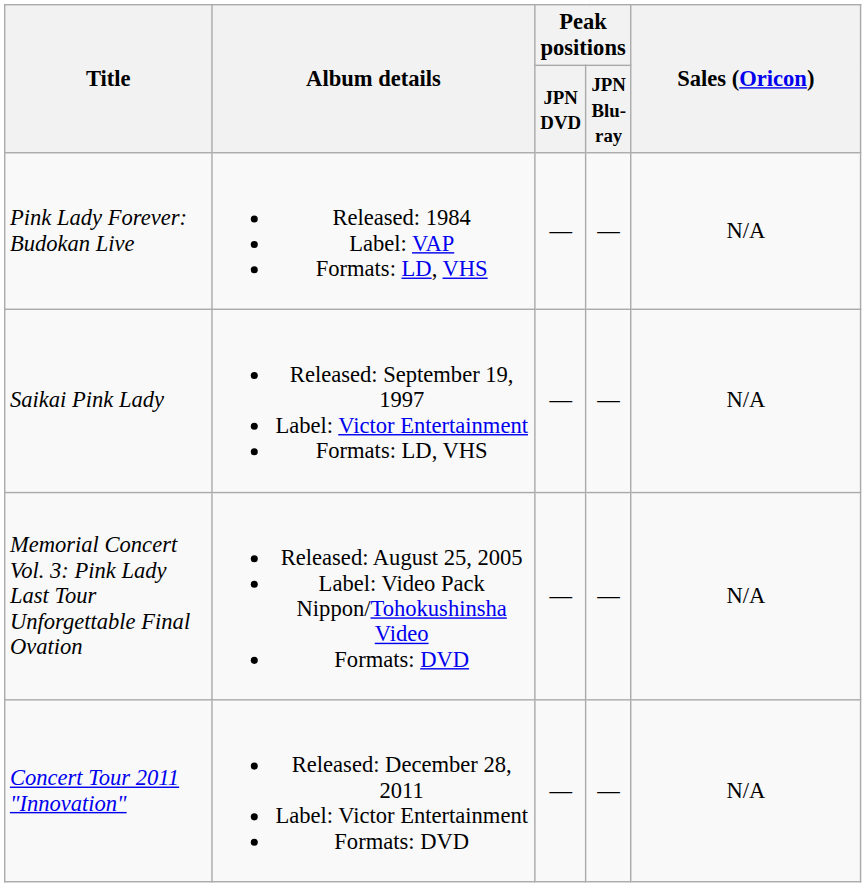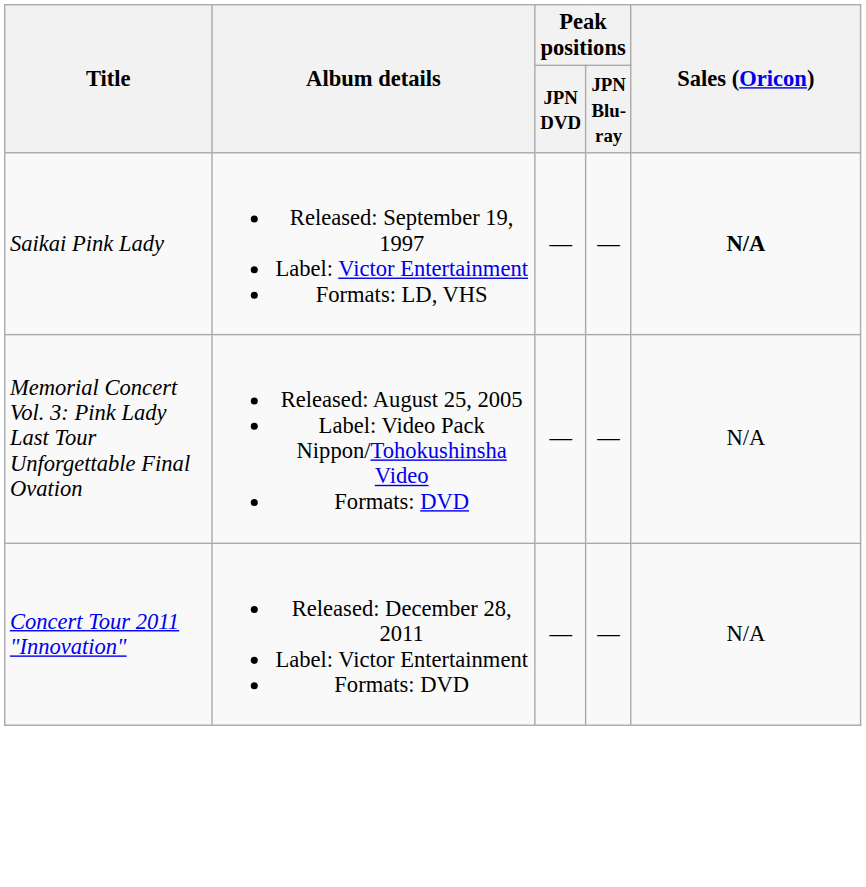- row: (98, 230)
(746, 400) normal -> (746, 243) bold
